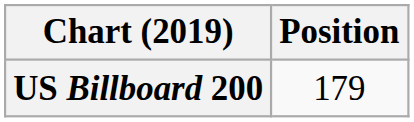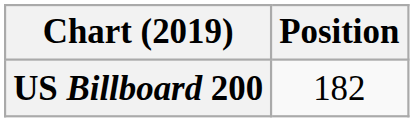(339, 87) 179 -> (339, 87) 182
